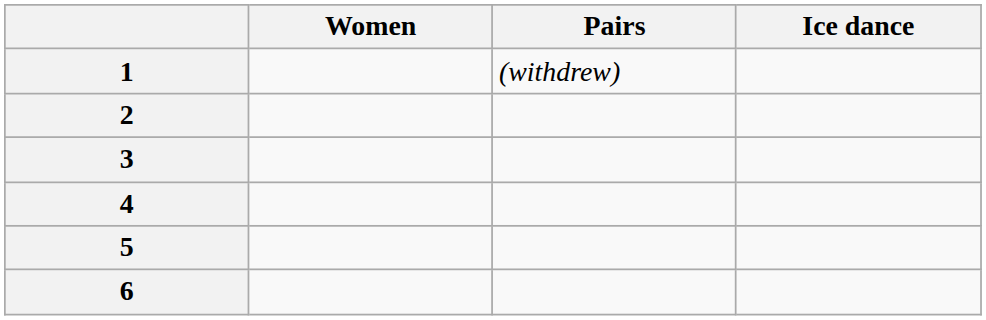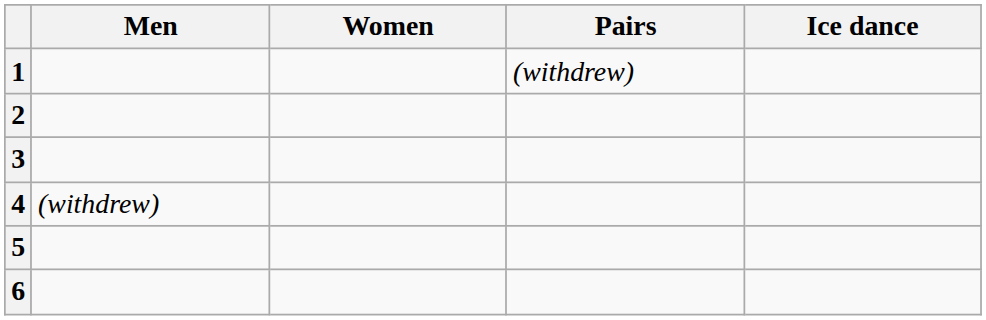+ column: (151, 26)
